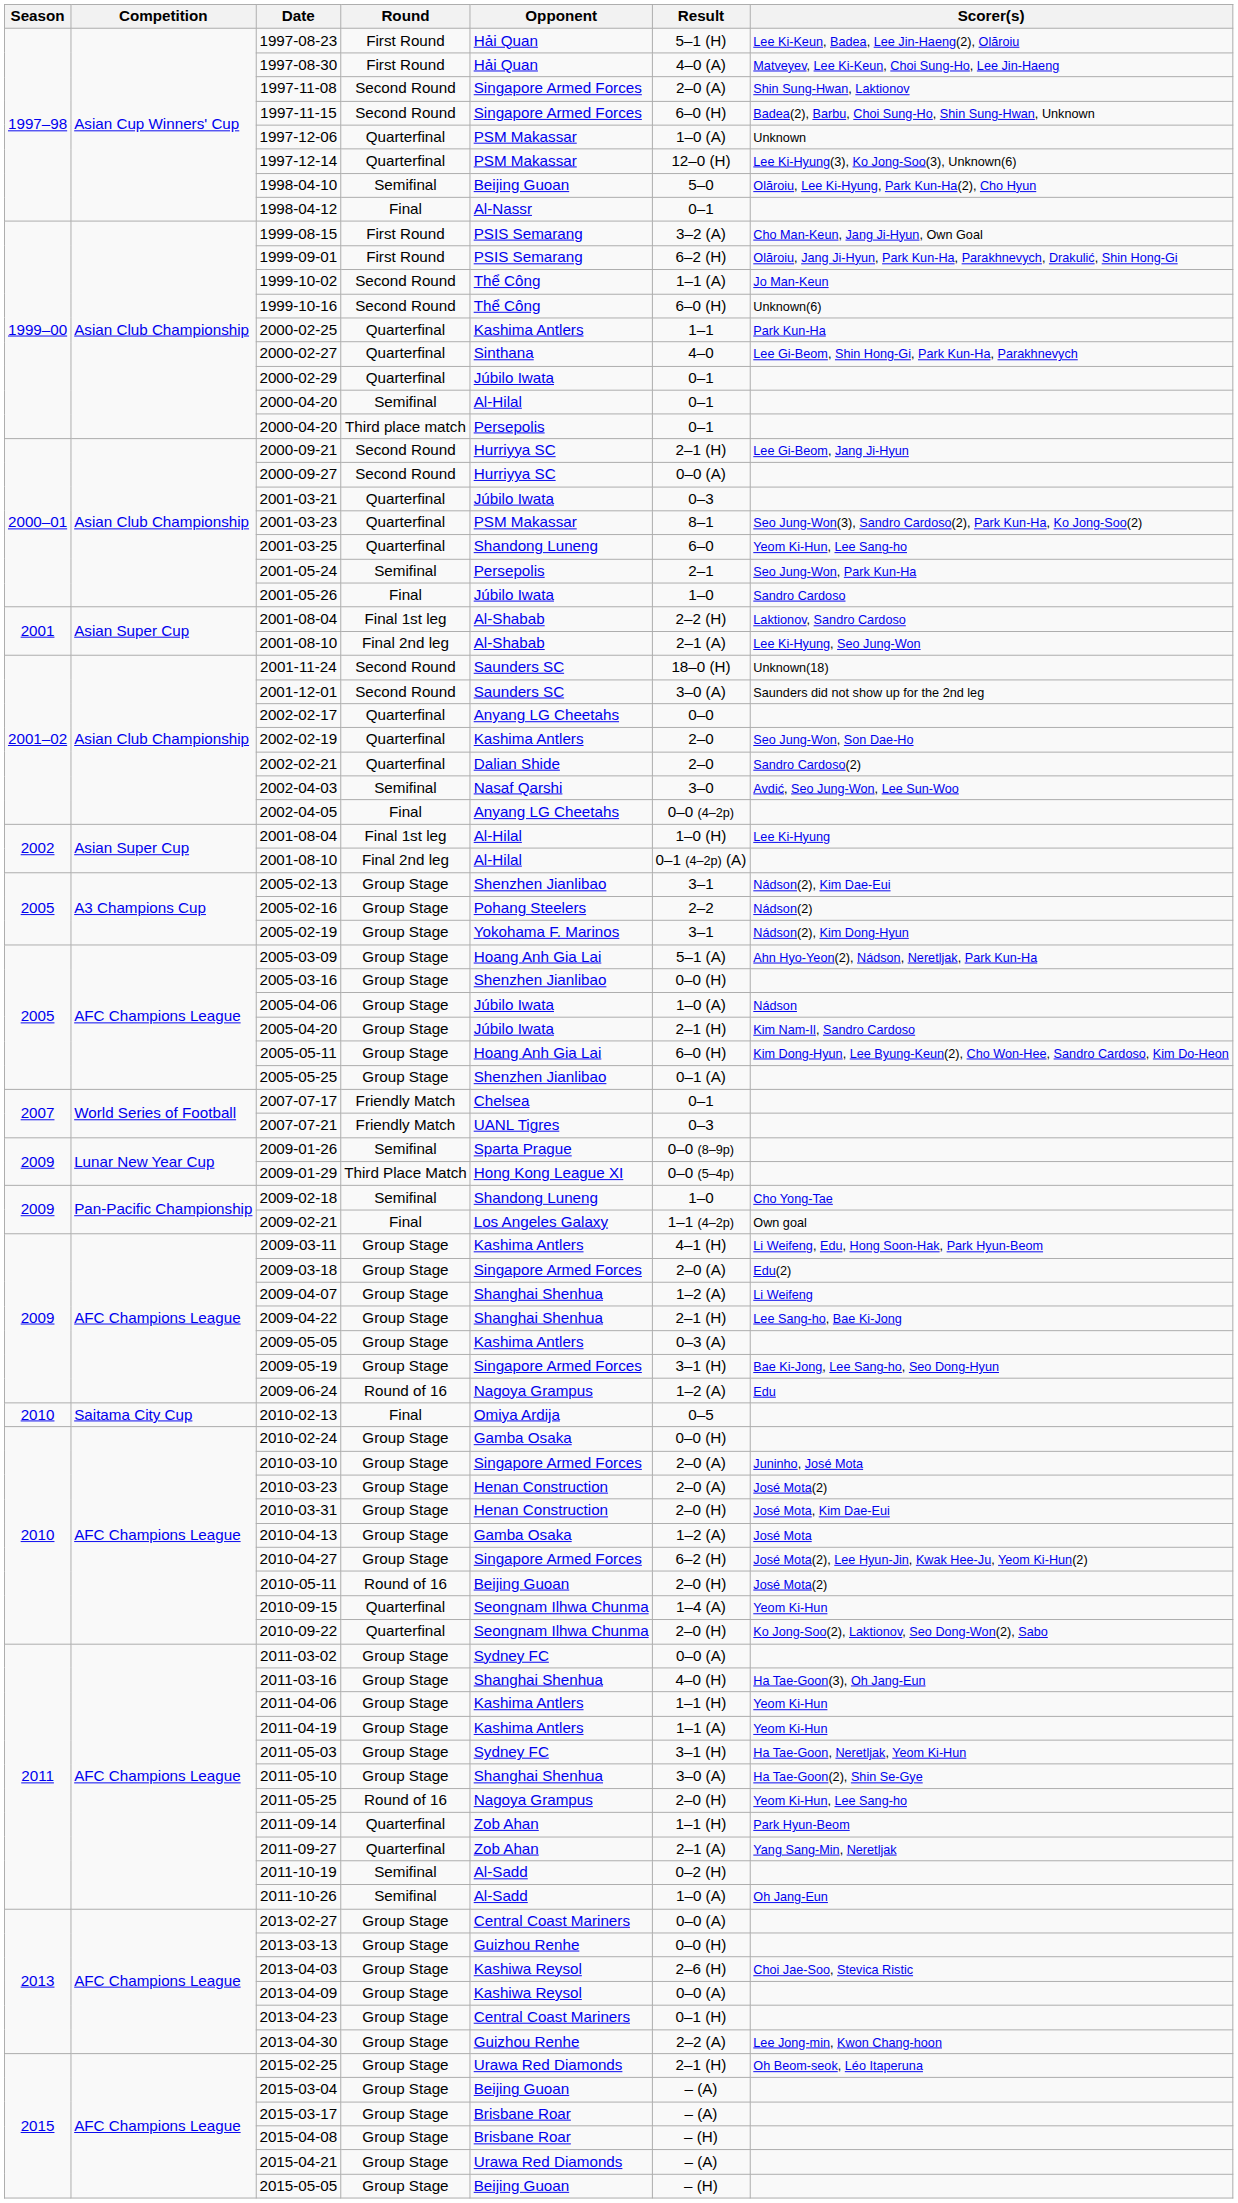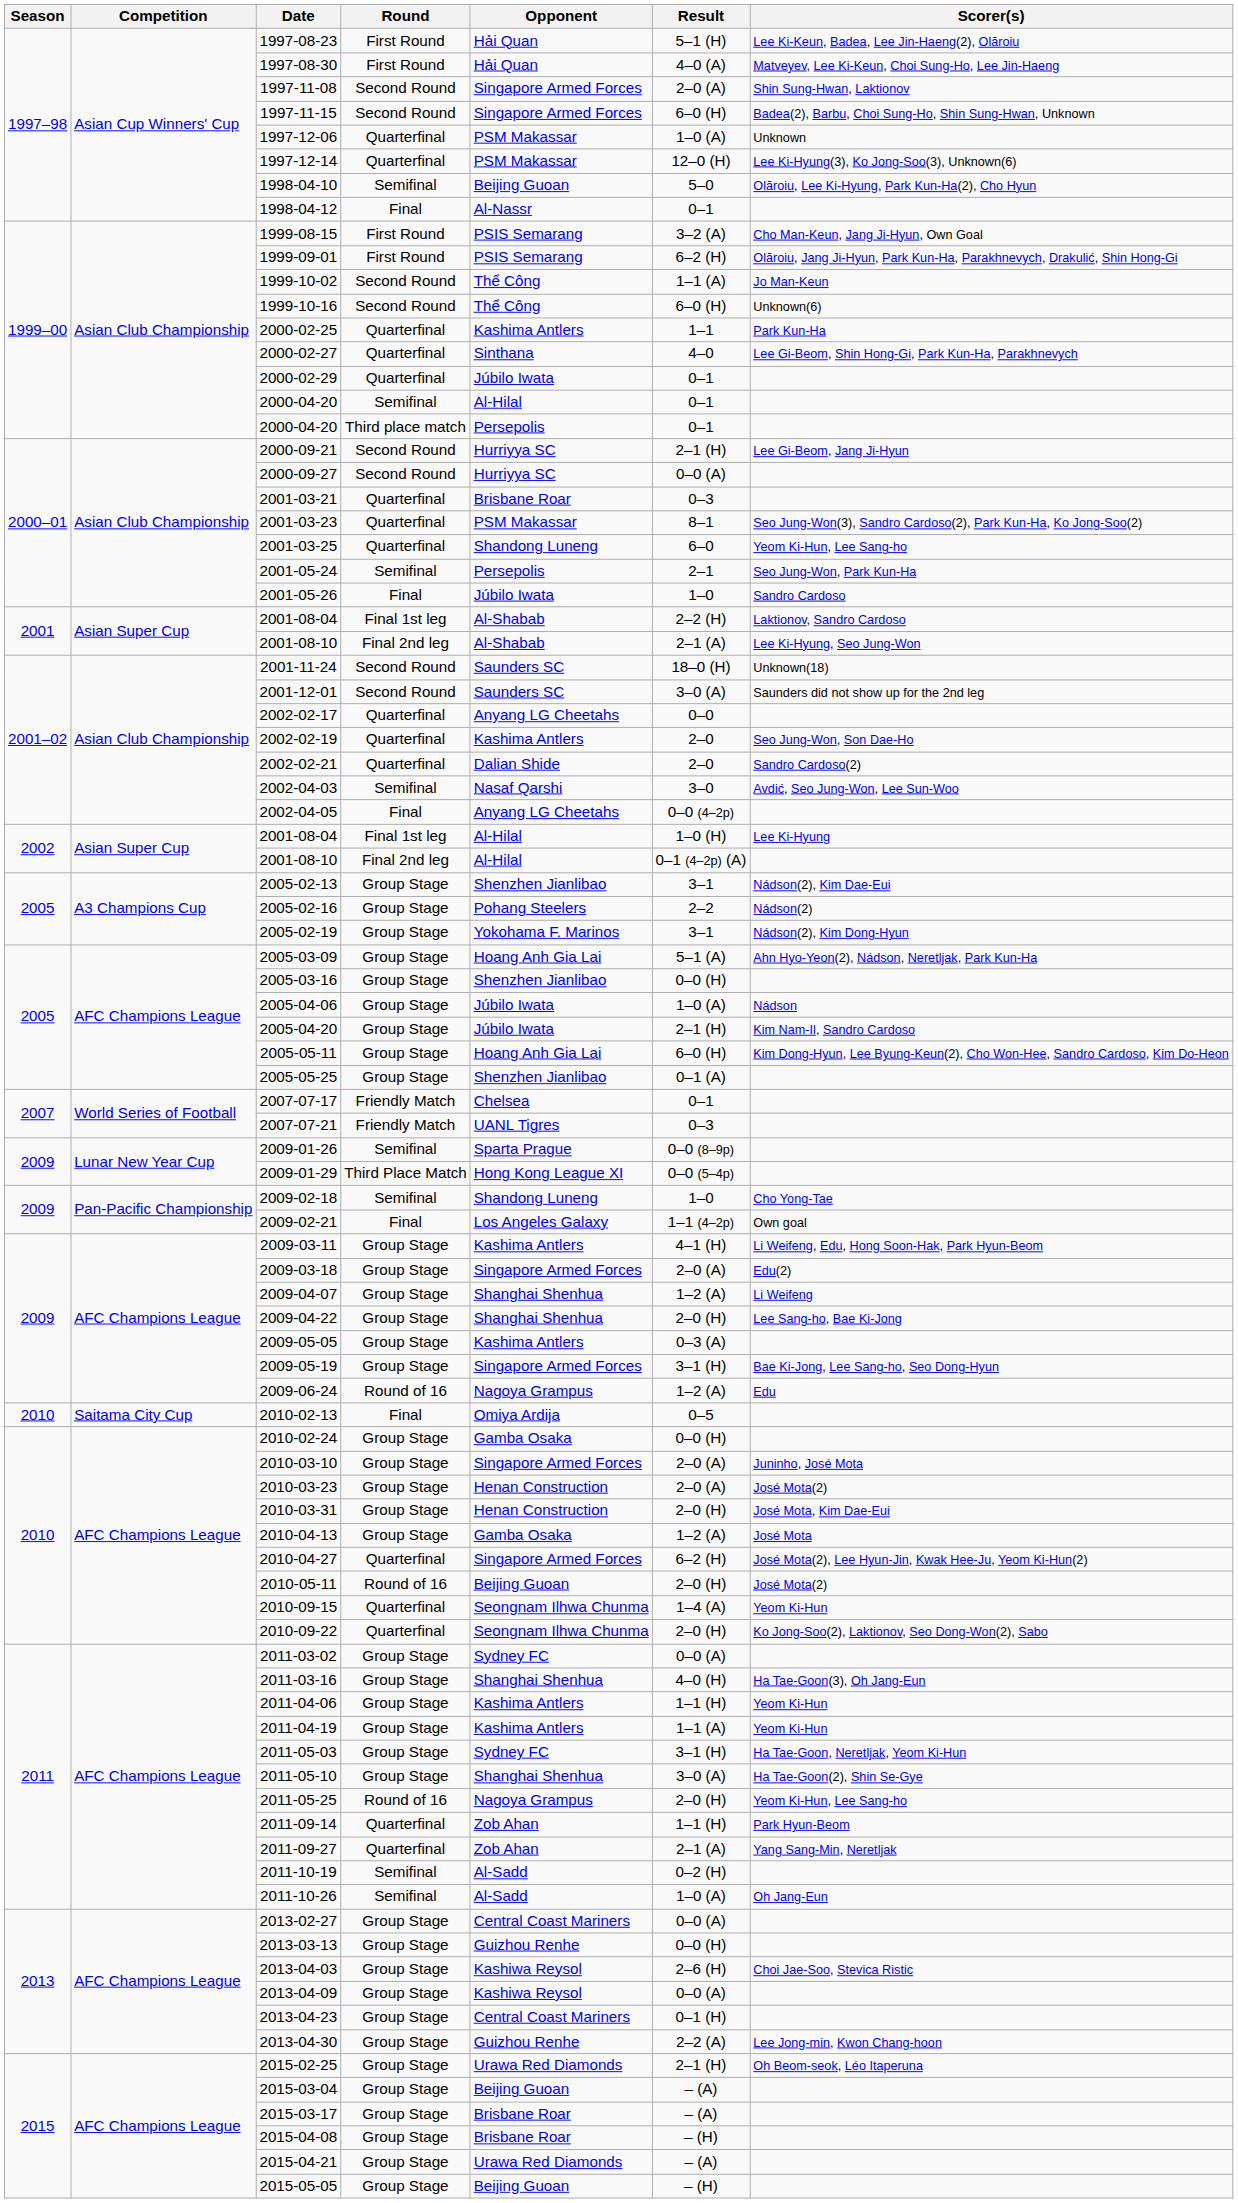(514, 498) Júbilo Iwata -> (522, 498) Brisbane Roar
(701, 1318) 2–1 (H) -> (701, 1318) 2–0 (H)
(405, 1559) Group Stage -> (405, 1559) Quarterfinal
